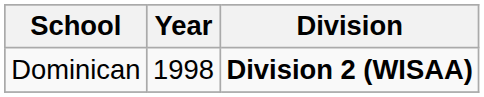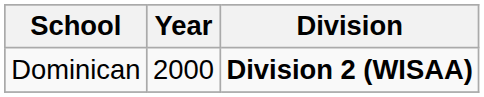(183, 69) 1998 -> (183, 69) 2000
